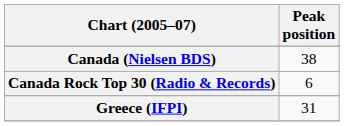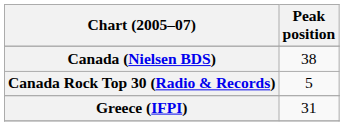(309, 83) 6 -> (309, 83) 5
